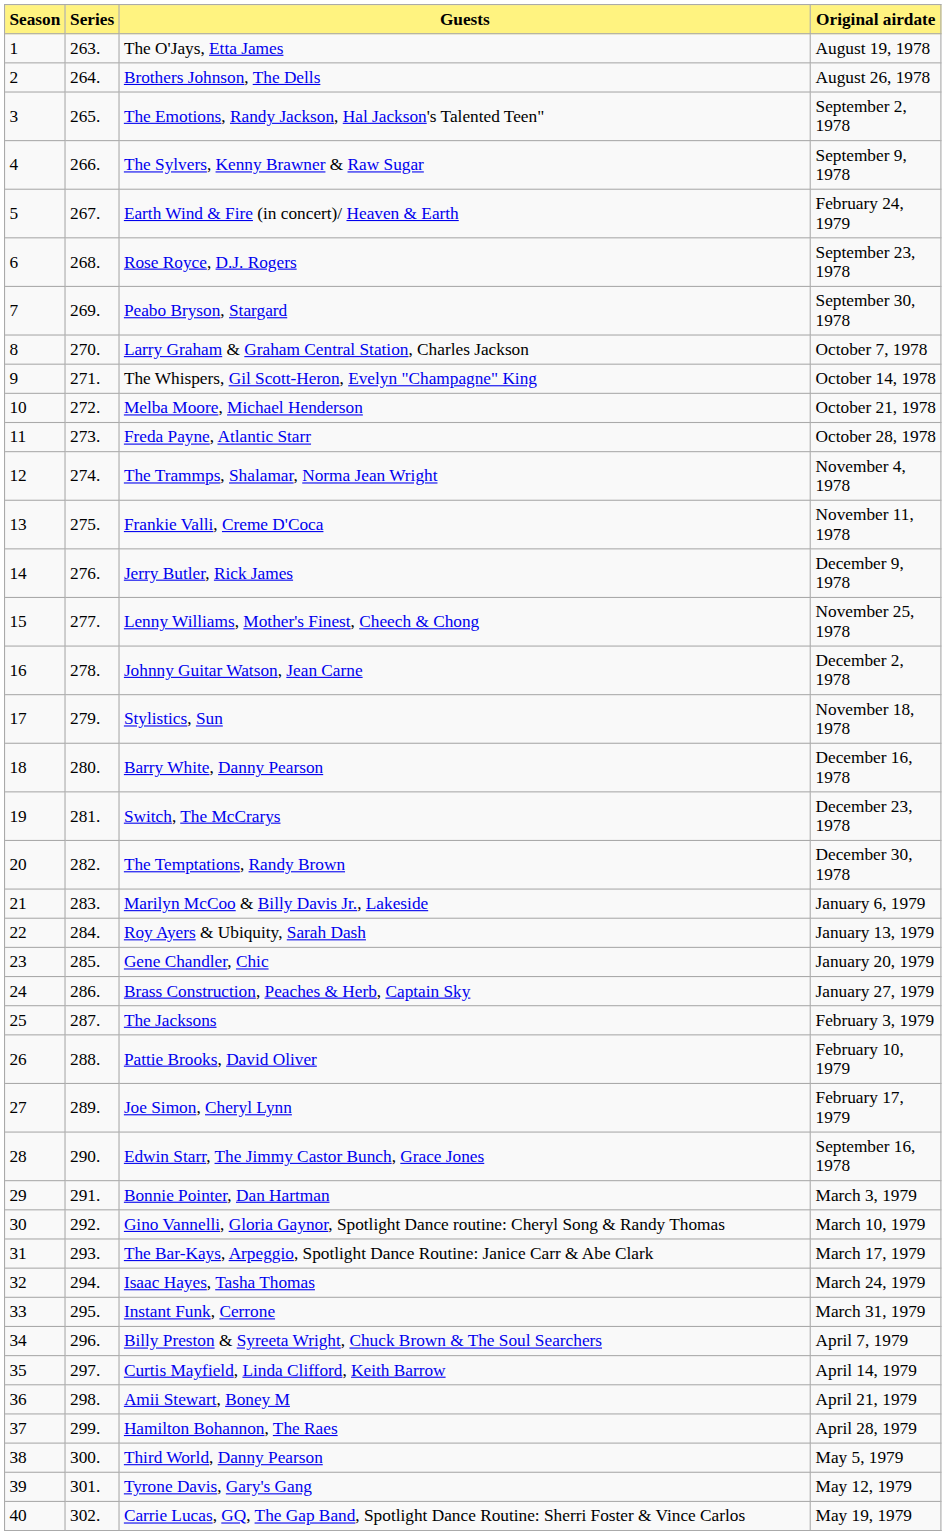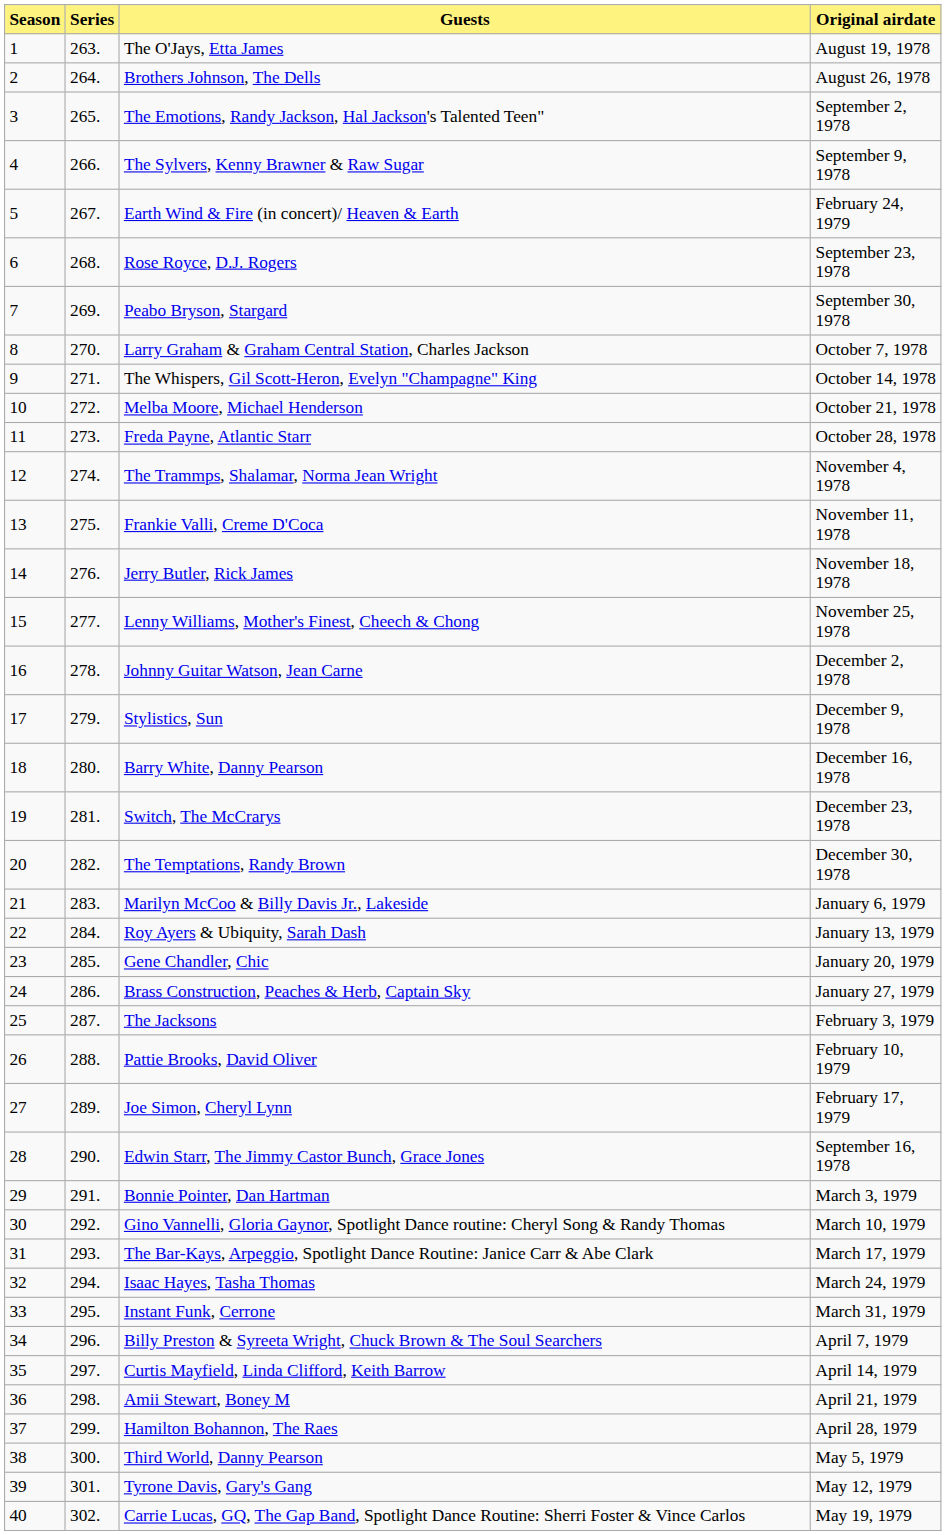(860, 573) December 9, 1978 -> (865, 573) November 18, 1978
(865, 718) November 18, 1978 -> (860, 718) December 9, 1978
